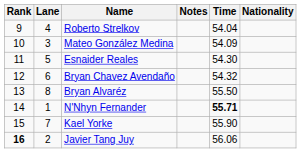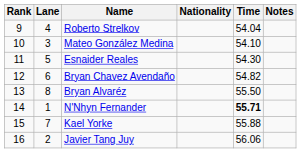columns swapped: (268, 12) <-> (194, 12)
(225, 44) 54.09 -> (248, 44) 54.10
(225, 76) 54.32 -> (248, 76) 54.82
(225, 124) 55.90 -> (248, 124) 55.88
(19, 140) bold -> (19, 140) normal
